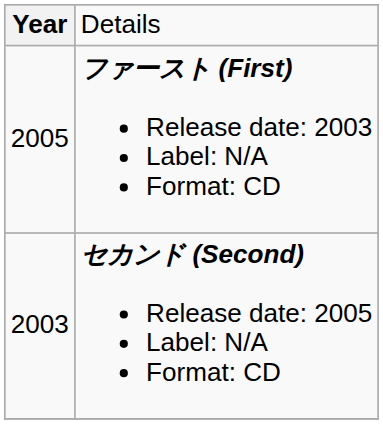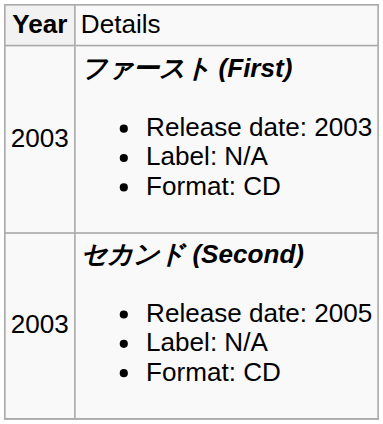(40, 139) 2005 -> (40, 139) 2003
